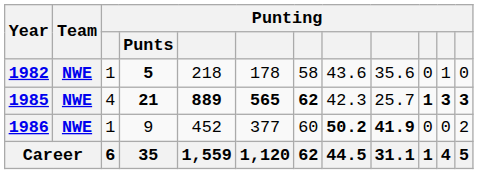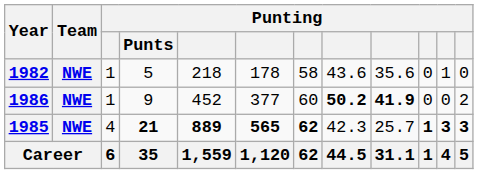(148, 73) bold -> (148, 73) normal
rows swapped: (29, 100) <-> (29, 128)
